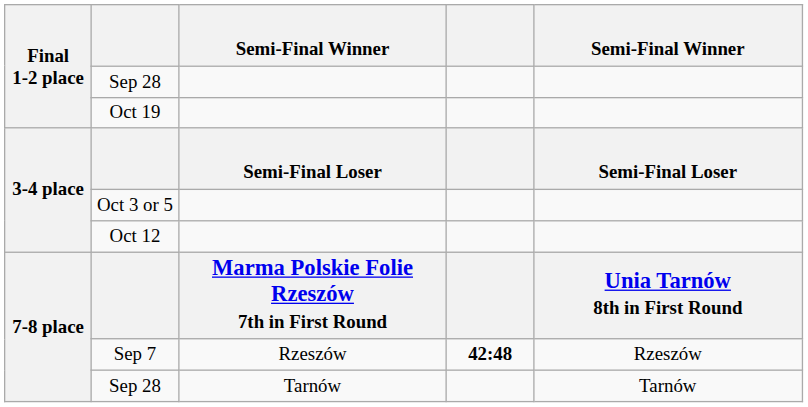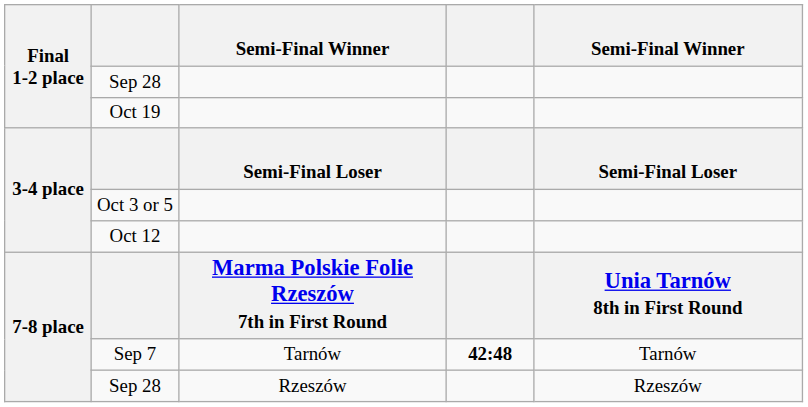(313, 354) Rzeszów -> (313, 354) Tarnów
(668, 354) Rzeszów -> (668, 354) Tarnów
(313, 385) Tarnów -> (313, 385) Rzeszów
(668, 385) Tarnów -> (668, 385) Rzeszów
